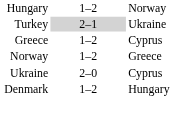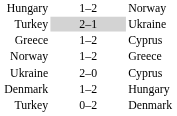+ row: (31, 105)
